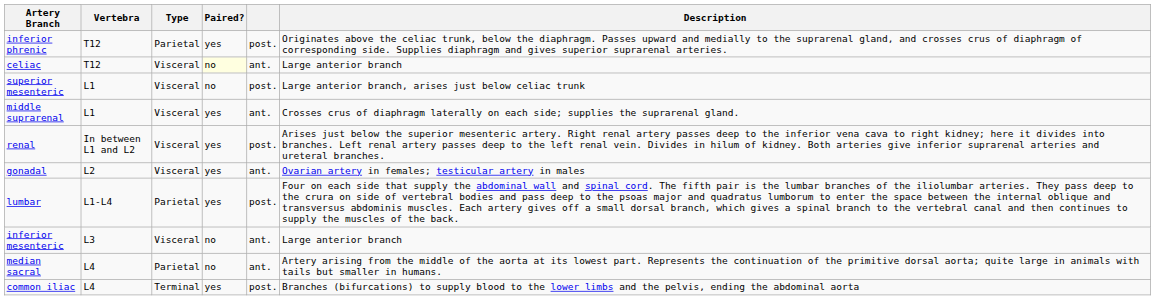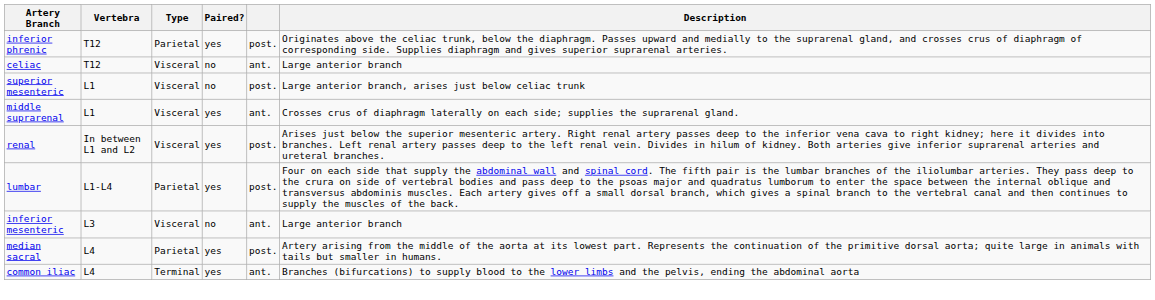(210, 65) lightyellow background -> (210, 65) no background
- row: (27, 171)
(210, 266) no -> (213, 251) yes
(260, 266) ant. -> (263, 251) post.
(263, 287) post. -> (260, 272) ant.
